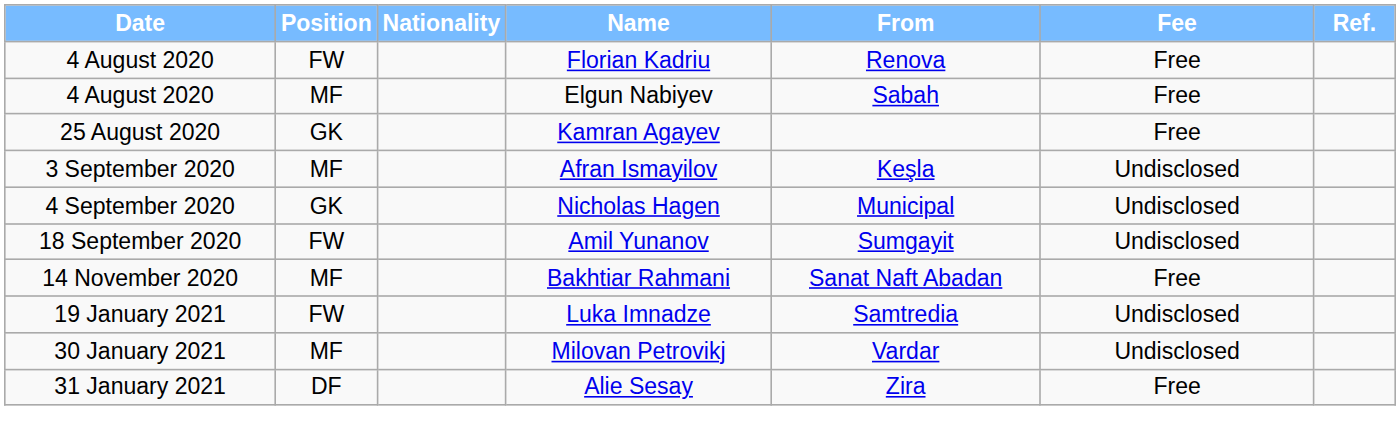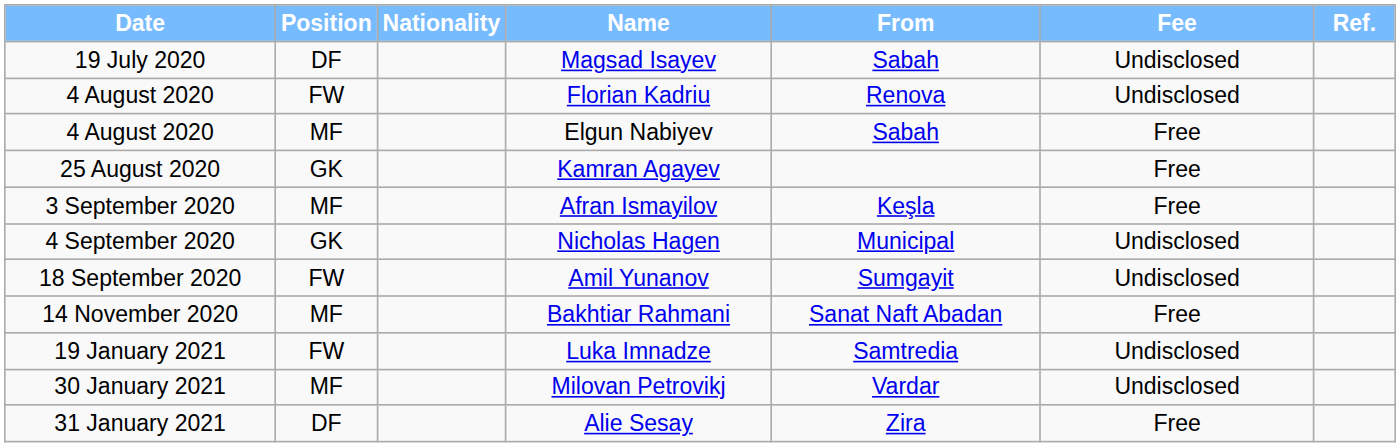+ row: (639, 60)
(1177, 60) Free -> (1177, 96) Undisclosed
(1177, 169) Undisclosed -> (1177, 205) Free
